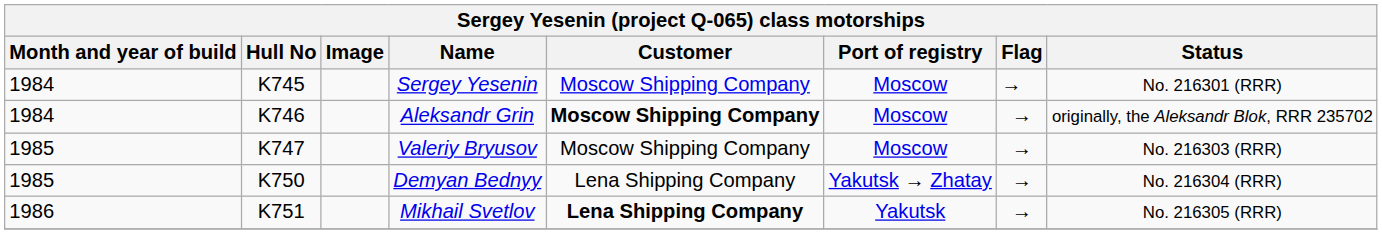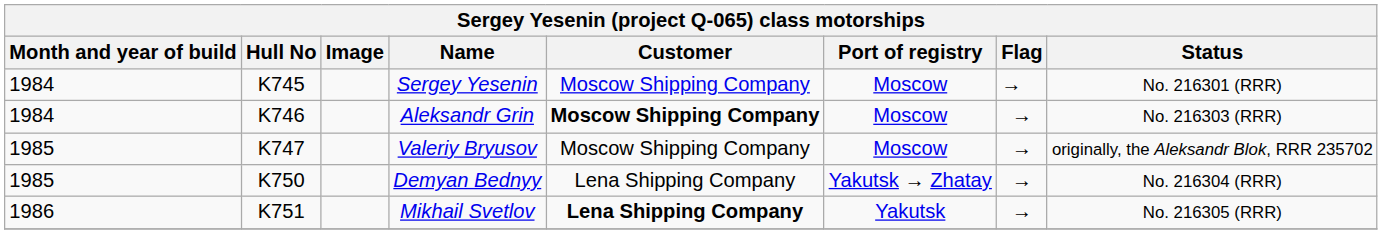(1212, 117) originally, the Aleksandr Blok, RRR 235702 -> (1212, 117) No. 216303 (RRR)
(1212, 149) No. 216303 (RRR) -> (1212, 149) originally, the Aleksandr Blok, RRR 235702
